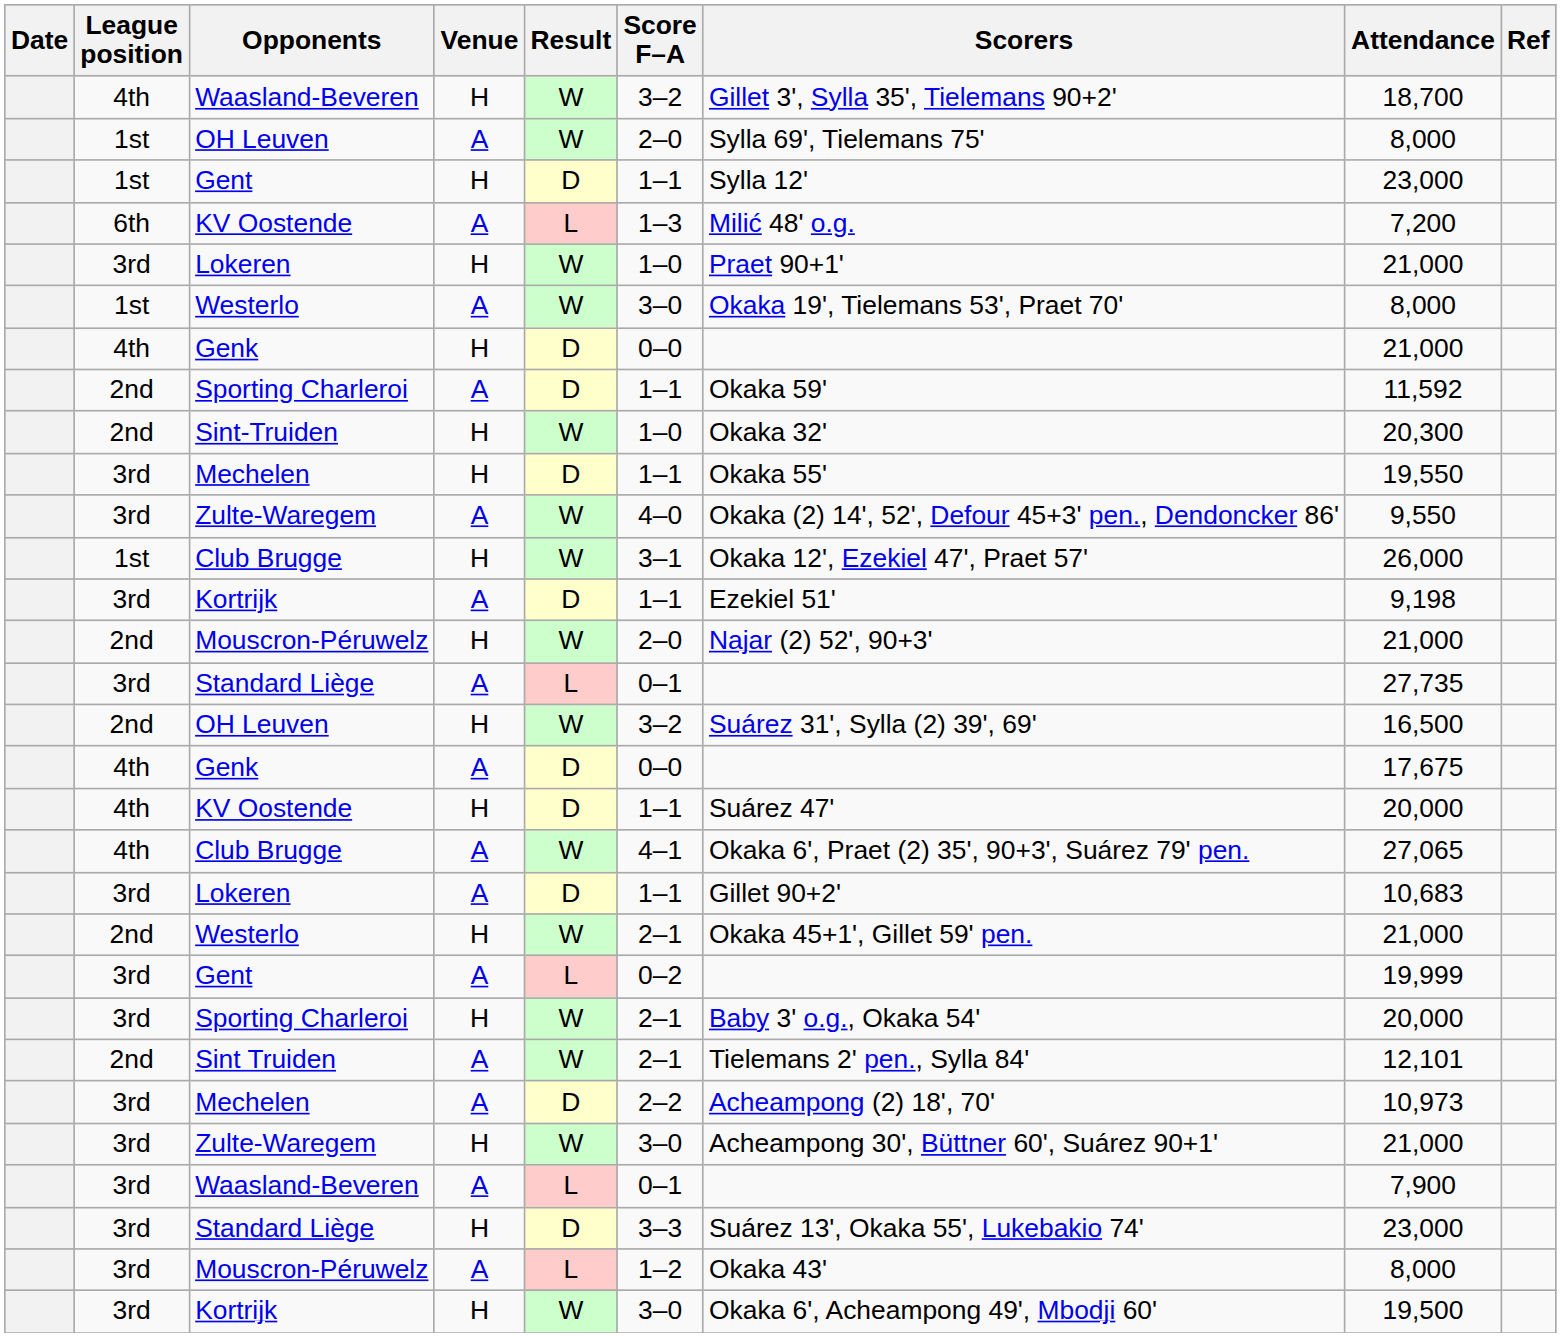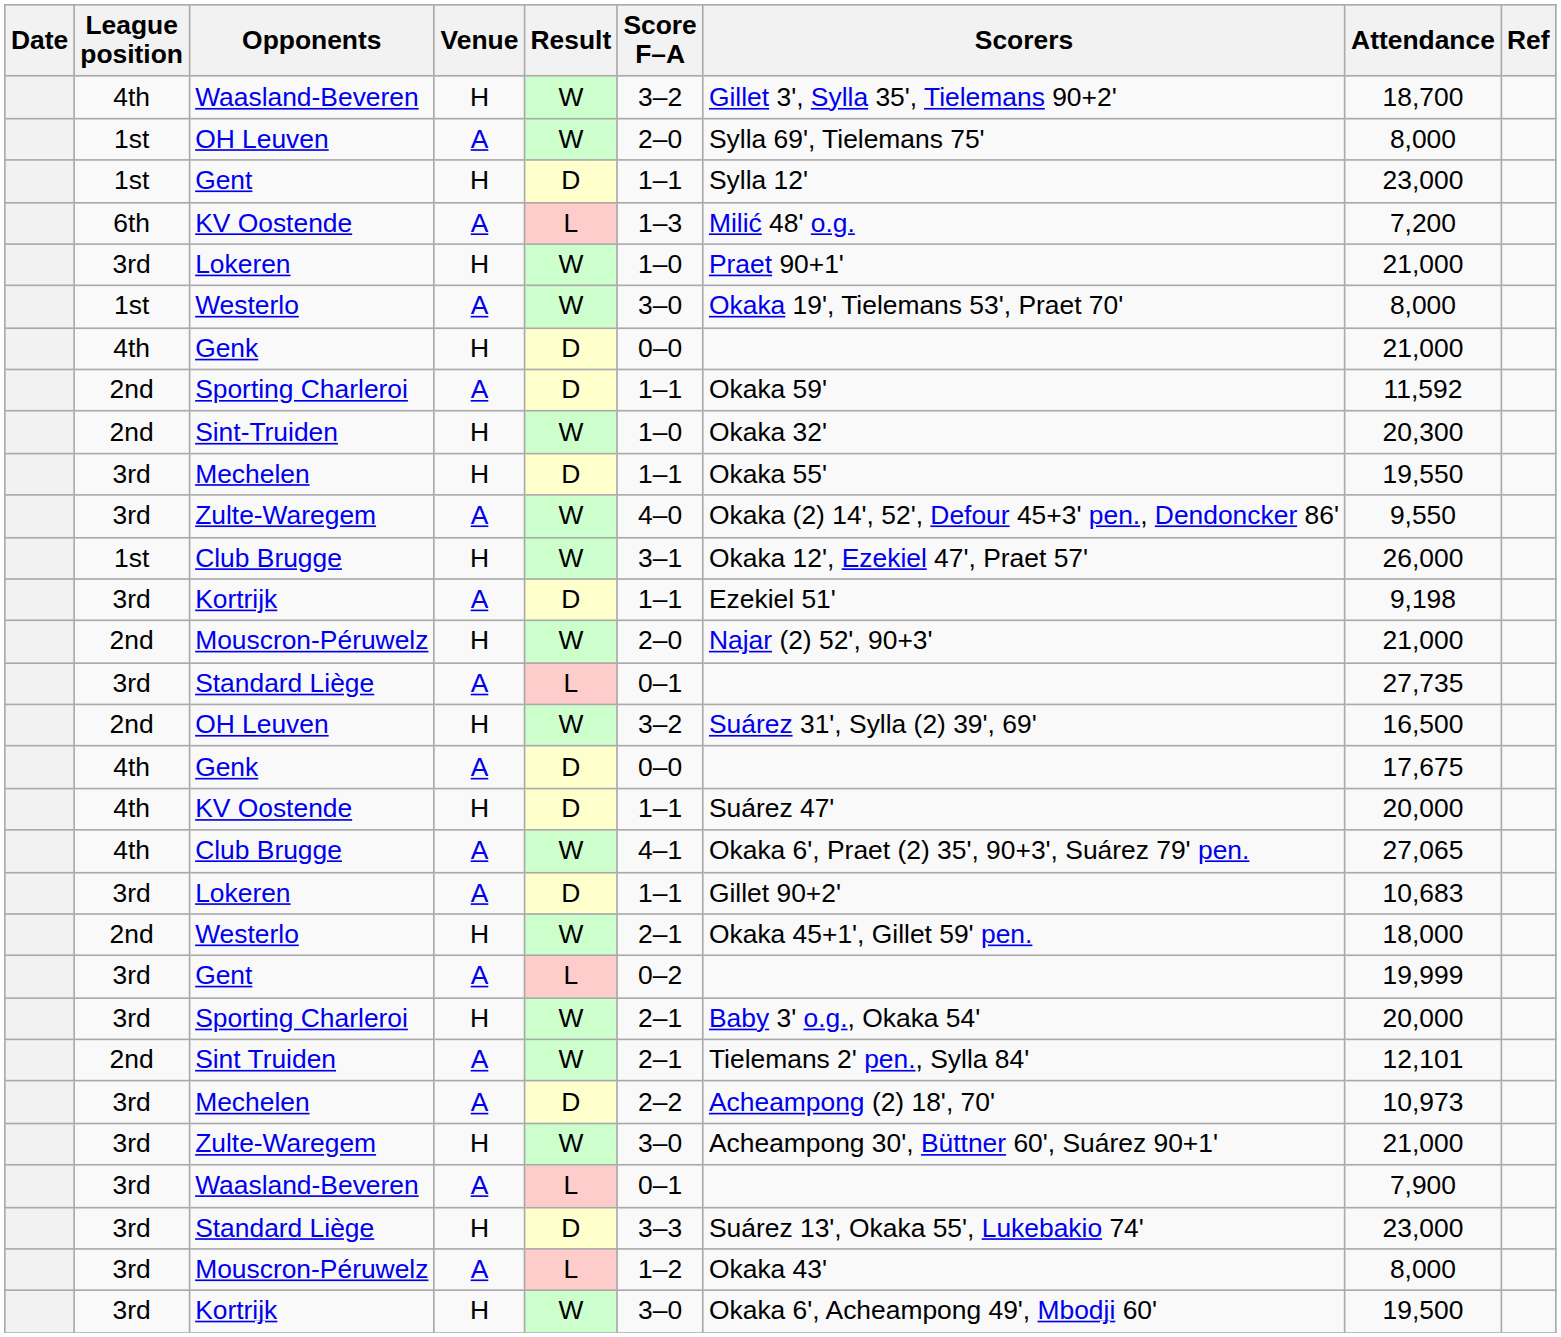(1423, 934) 21,000 -> (1423, 934) 18,000
